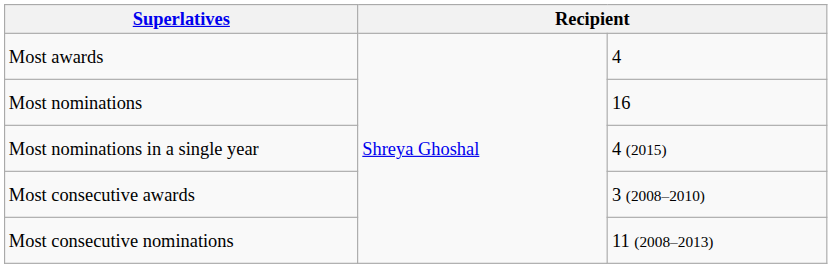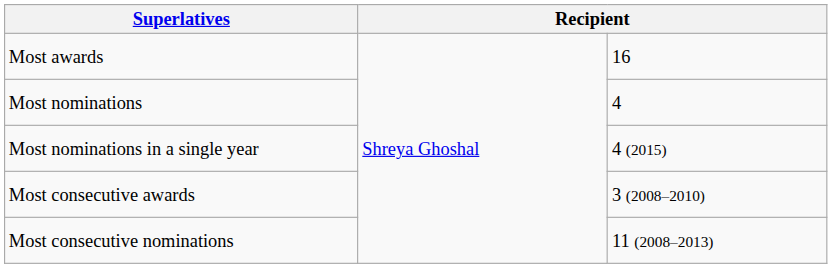(617, 56) 4 -> (621, 56) 16
(621, 102) 16 -> (617, 102) 4
